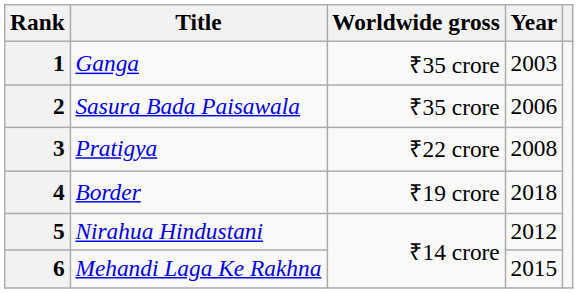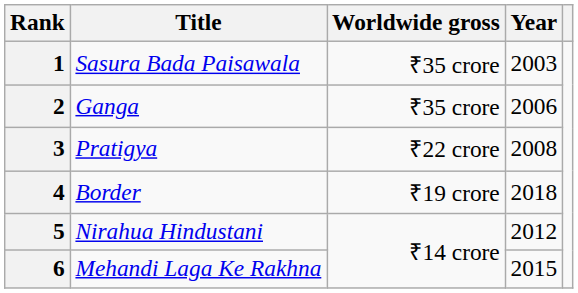(107, 62) Ganga -> (188, 62) Sasura Bada Paisawala
(188, 105) Sasura Bada Paisawala -> (107, 105) Ganga
